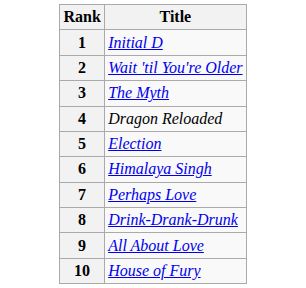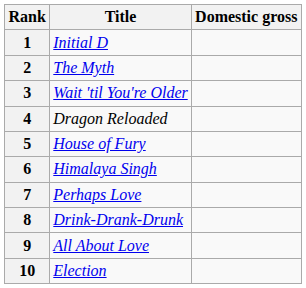+ column: (246, 17)
(175, 67) Wait 'til You're Older -> (84, 67) The Myth
(139, 93) The Myth -> (120, 93) Wait 'til You're Older
(135, 144) Election -> (100, 144) House of Fury
(154, 270) House of Fury -> (80, 270) Election
